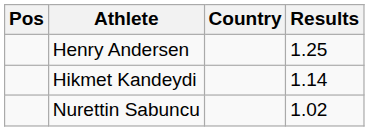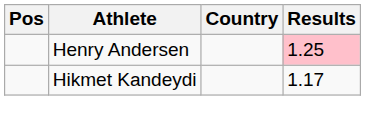(309, 49) no background -> (306, 49) pink background
(309, 79) 1.14 -> (306, 79) 1.17
- row: (126, 110)
